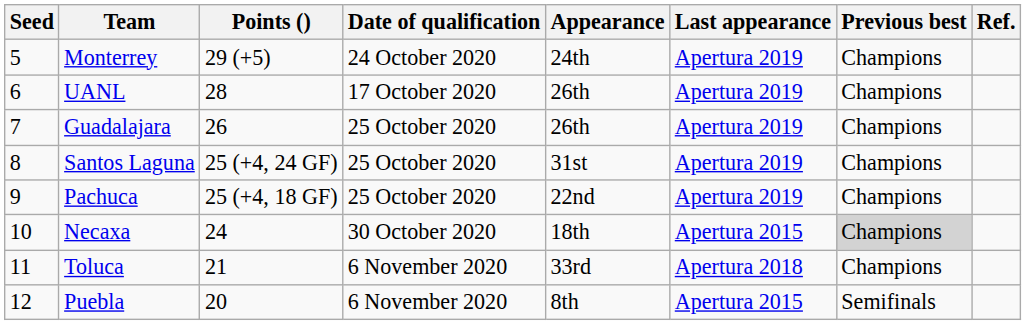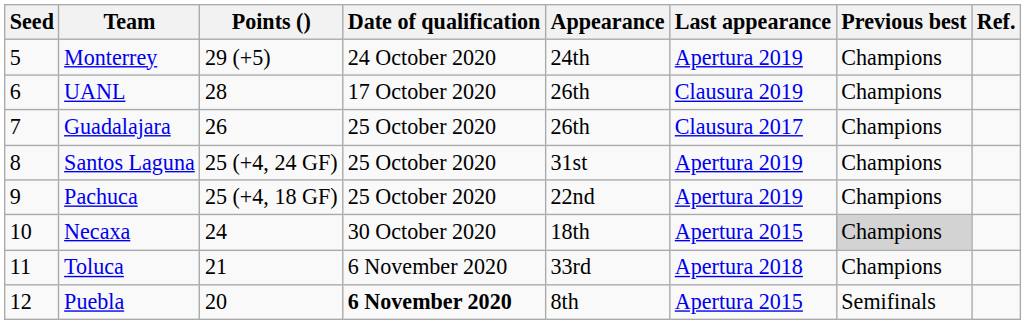(739, 92) Apertura 2019 -> (739, 92) Clausura 2019
(739, 127) Apertura 2019 -> (739, 127) Clausura 2017
(427, 302) normal -> (430, 302) bold
